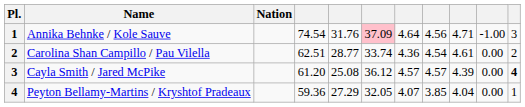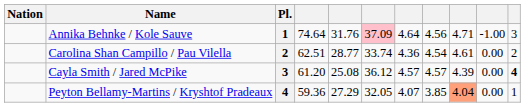columns swapped: (14, 14) <-> (274, 14)
(312, 33) 74.54 -> (312, 33) 74.64
(463, 92) no background -> (463, 92) lightsalmon background
